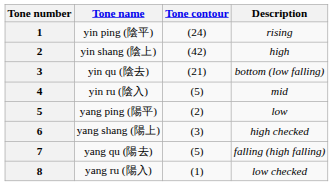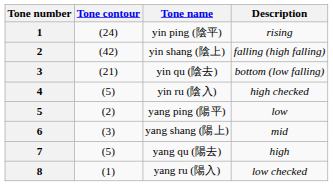columns swapped: (118, 13) <-> (197, 13)
(280, 52) high -> (280, 52) falling (high falling)
(280, 91) mid -> (280, 91) high checked
(280, 131) high checked -> (280, 131) mid
(280, 151) falling (high falling) -> (280, 151) high
